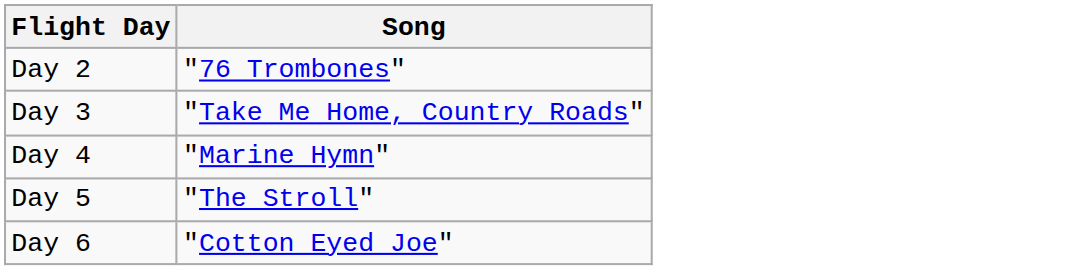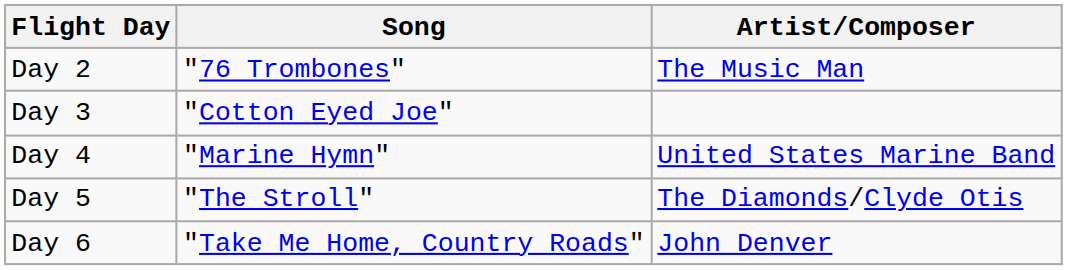+ column: (856, 27)
(414, 113) "Take Me Home, Country Roads" -> (318, 113) "Cotton Eyed Joe"
(318, 243) "Cotton Eyed Joe" -> (414, 243) "Take Me Home, Country Roads"
